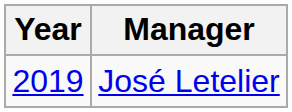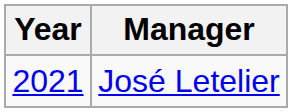(48, 80) 2019 -> (48, 80) 2021
